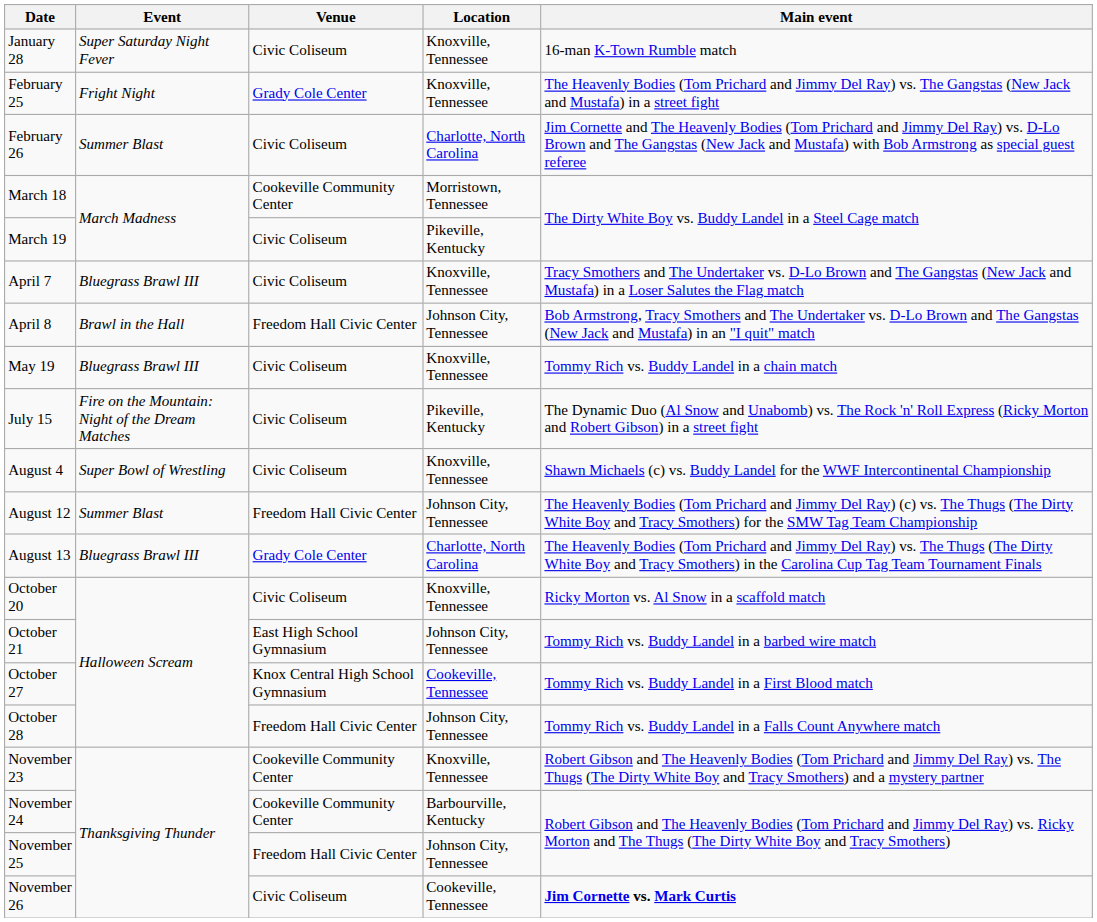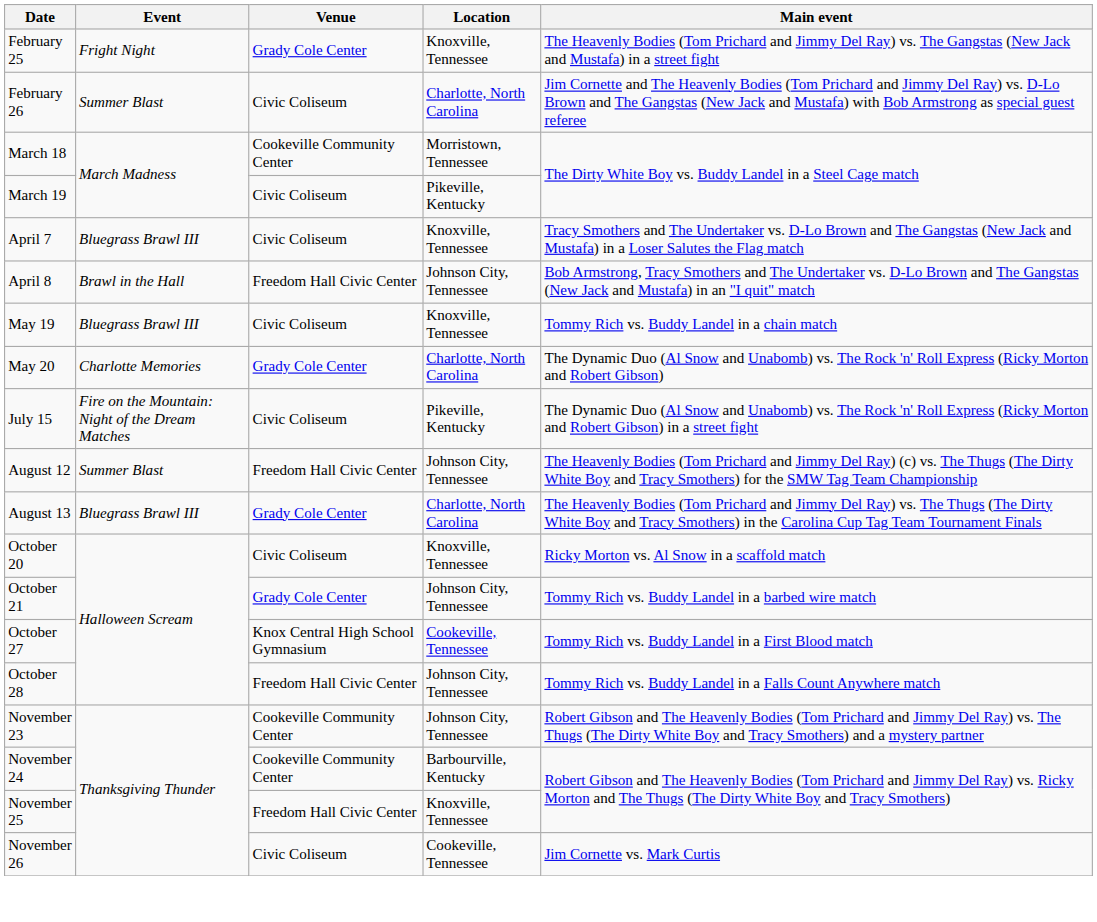- row: (32, 50)
+ row: (31, 366)
- row: (36, 469)
(305, 640) East High School Gymnasium -> (310, 597) Grady Cole Center
(458, 768) Knoxville, Tennessee -> (467, 725) Johnson City, Tennessee
(467, 853) Johnson City, Tennessee -> (458, 811) Knoxville, Tennessee
(640, 896) bold -> (632, 853) normal
